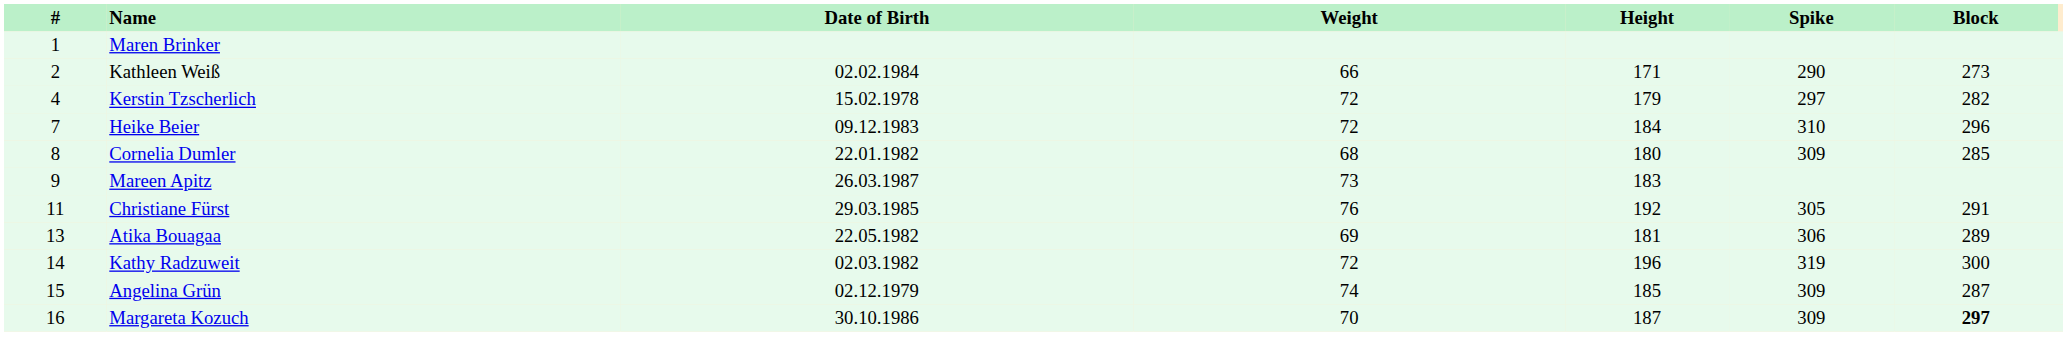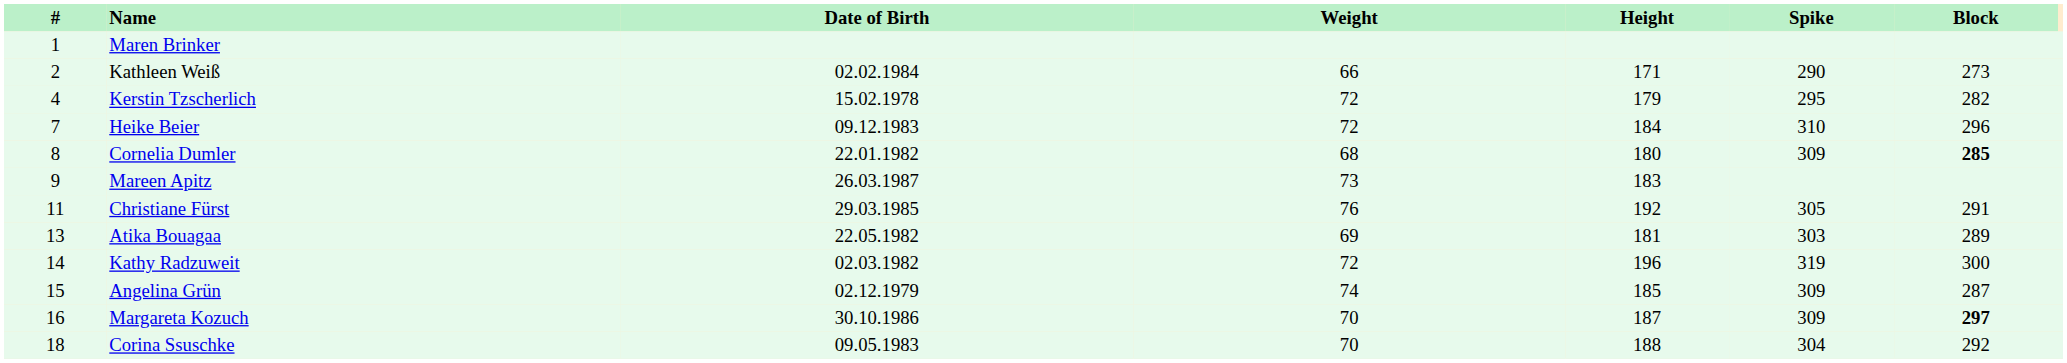(1811, 99) 297 -> (1811, 99) 295
(1976, 153) normal -> (1976, 153) bold
(1811, 235) 306 -> (1811, 235) 303
+ row: (172, 345)
